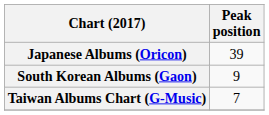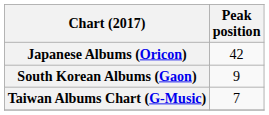(237, 53) 39 -> (237, 53) 42
